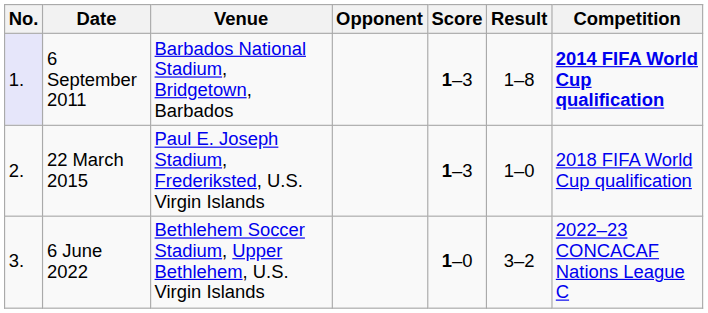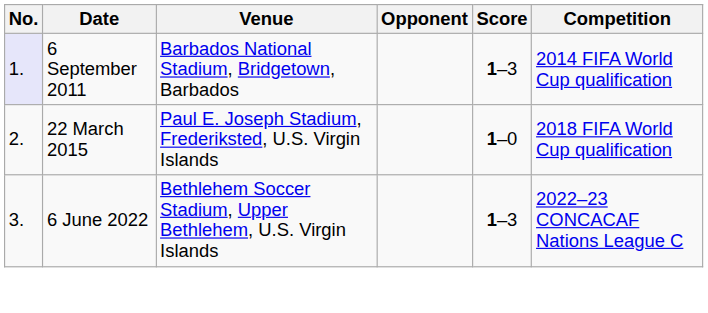- column: (519, 19)
(627, 79) bold -> (604, 68) normal
(457, 170) 1–3 -> (502, 139) 1–0
(457, 261) 1–0 -> (502, 220) 1–3
